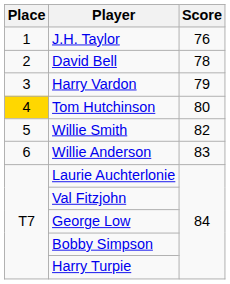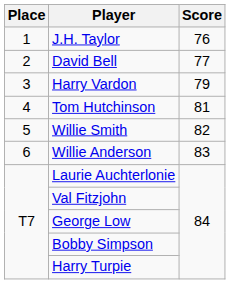(202, 61) 78 -> (202, 61) 77
(27, 107) gold background -> (27, 107) no background
(202, 107) 80 -> (202, 107) 81
